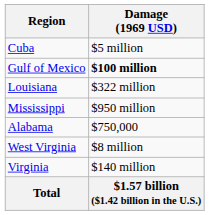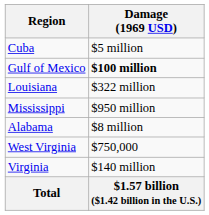(115, 127) $750,000 -> (117, 127) $8 million
(117, 147) $8 million -> (115, 147) $750,000
